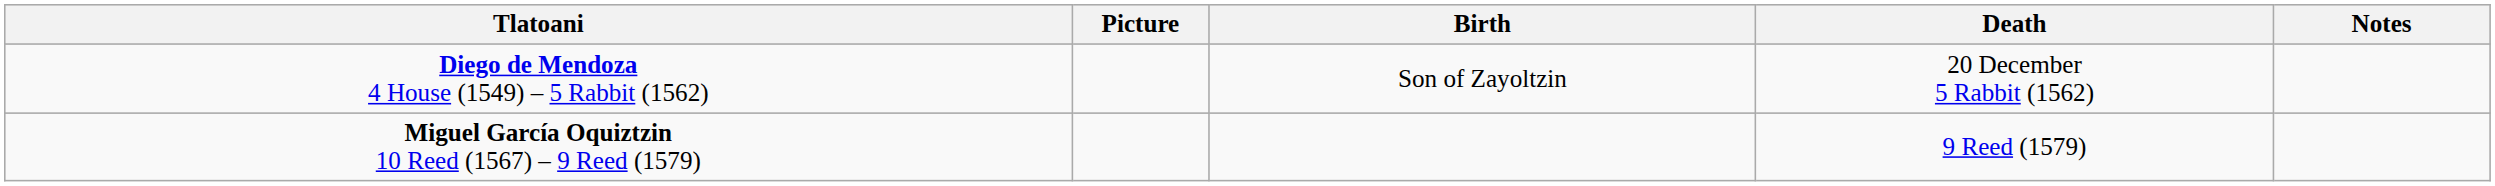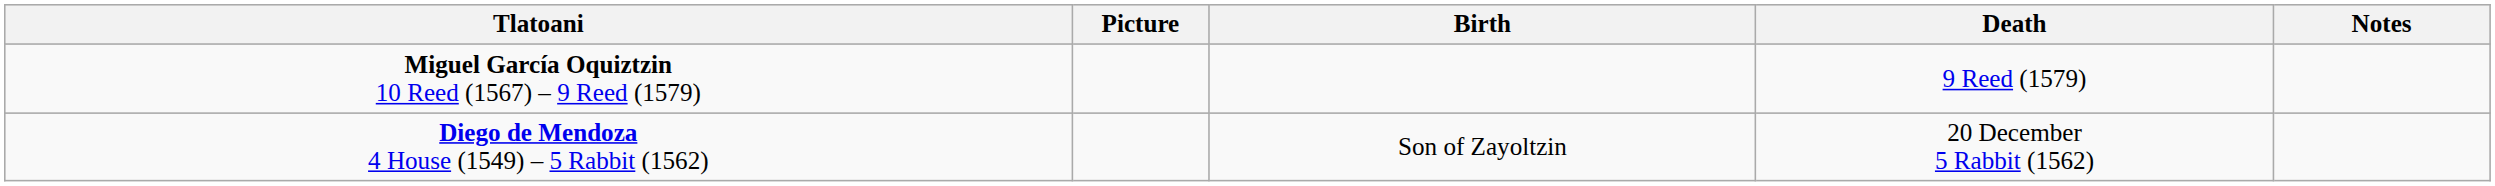rows swapped: (538, 78) <-> (538, 146)
